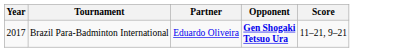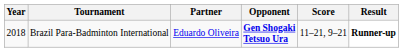+ column: (374, 12)
(16, 34) 2017 -> (16, 34) 2018
